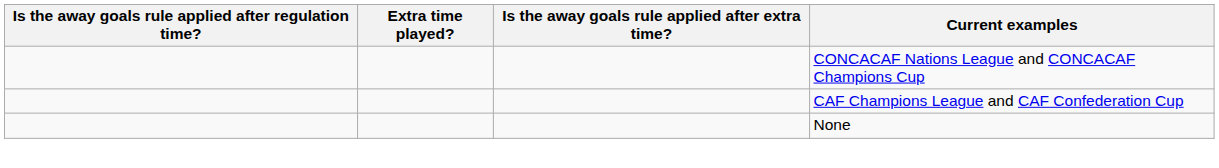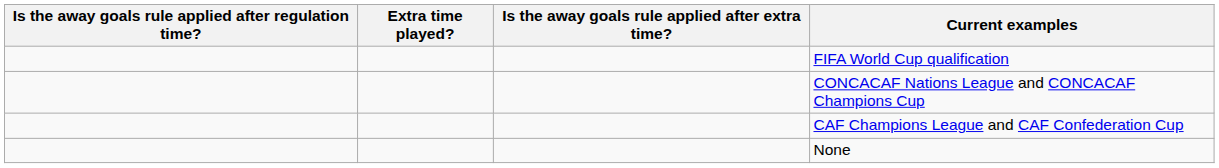+ row: (911, 58)
